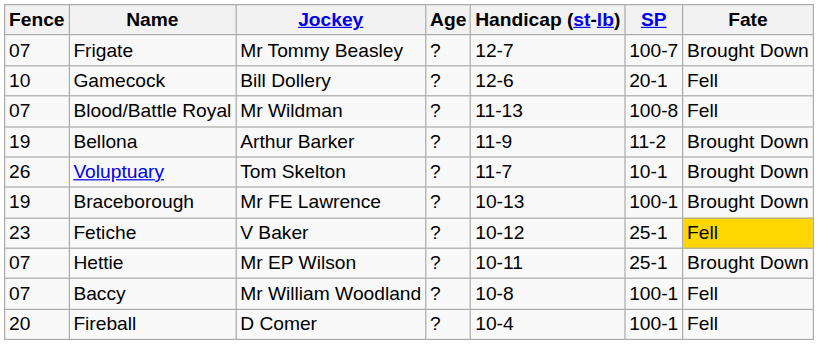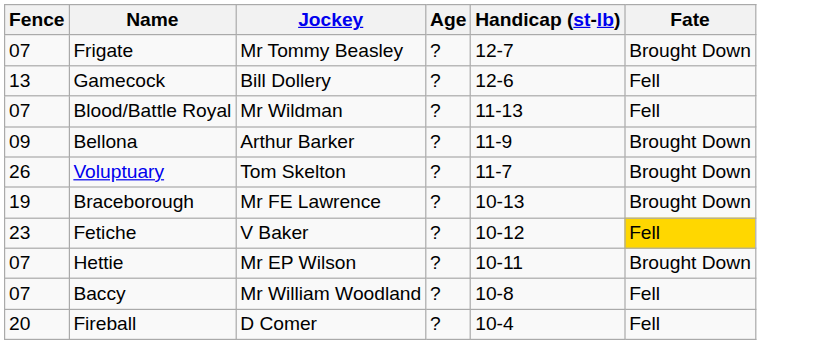- column: (654, 19)
(20, 80) 10 -> (20, 80) 13
(20, 141) 19 -> (20, 141) 09
